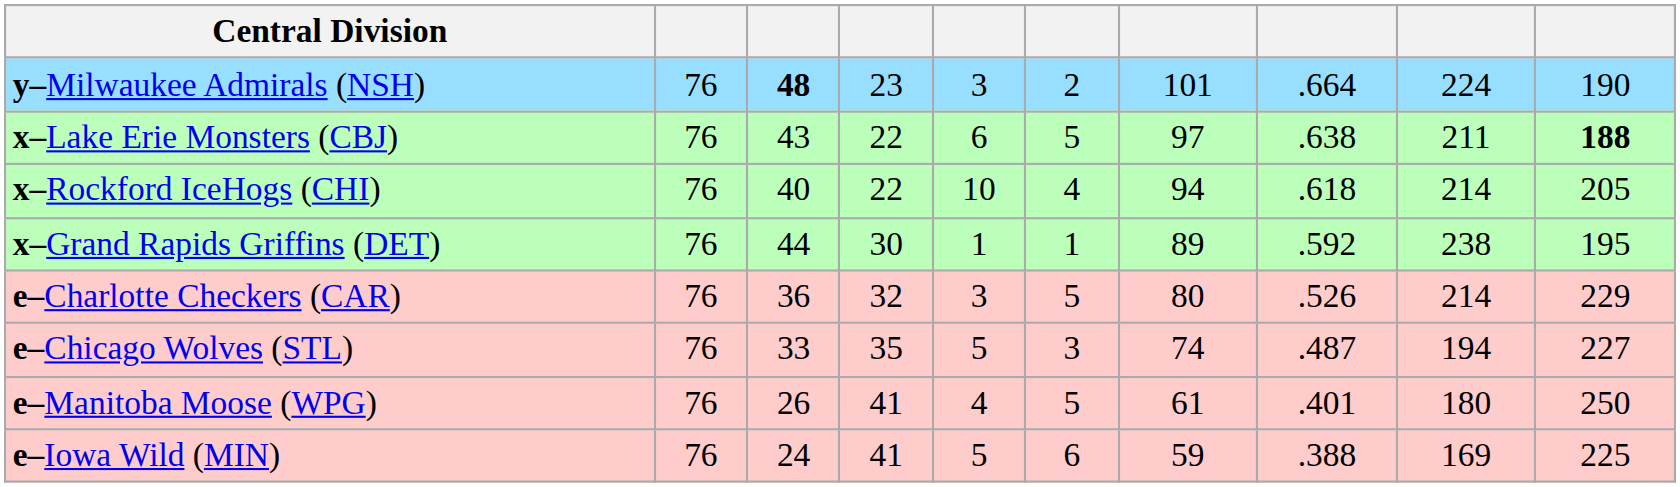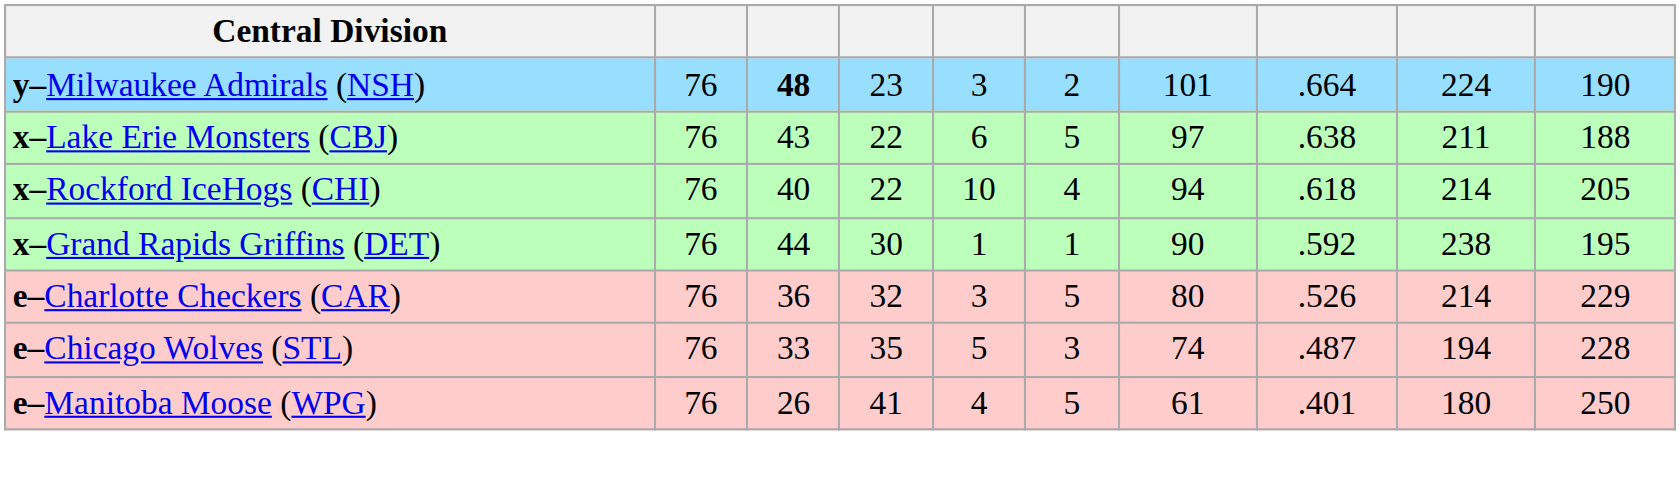(1605, 137) bold -> (1605, 137) normal
(1188, 243) 89 -> (1188, 243) 90
(1605, 349) 227 -> (1605, 349) 228
- row: (146, 455)
